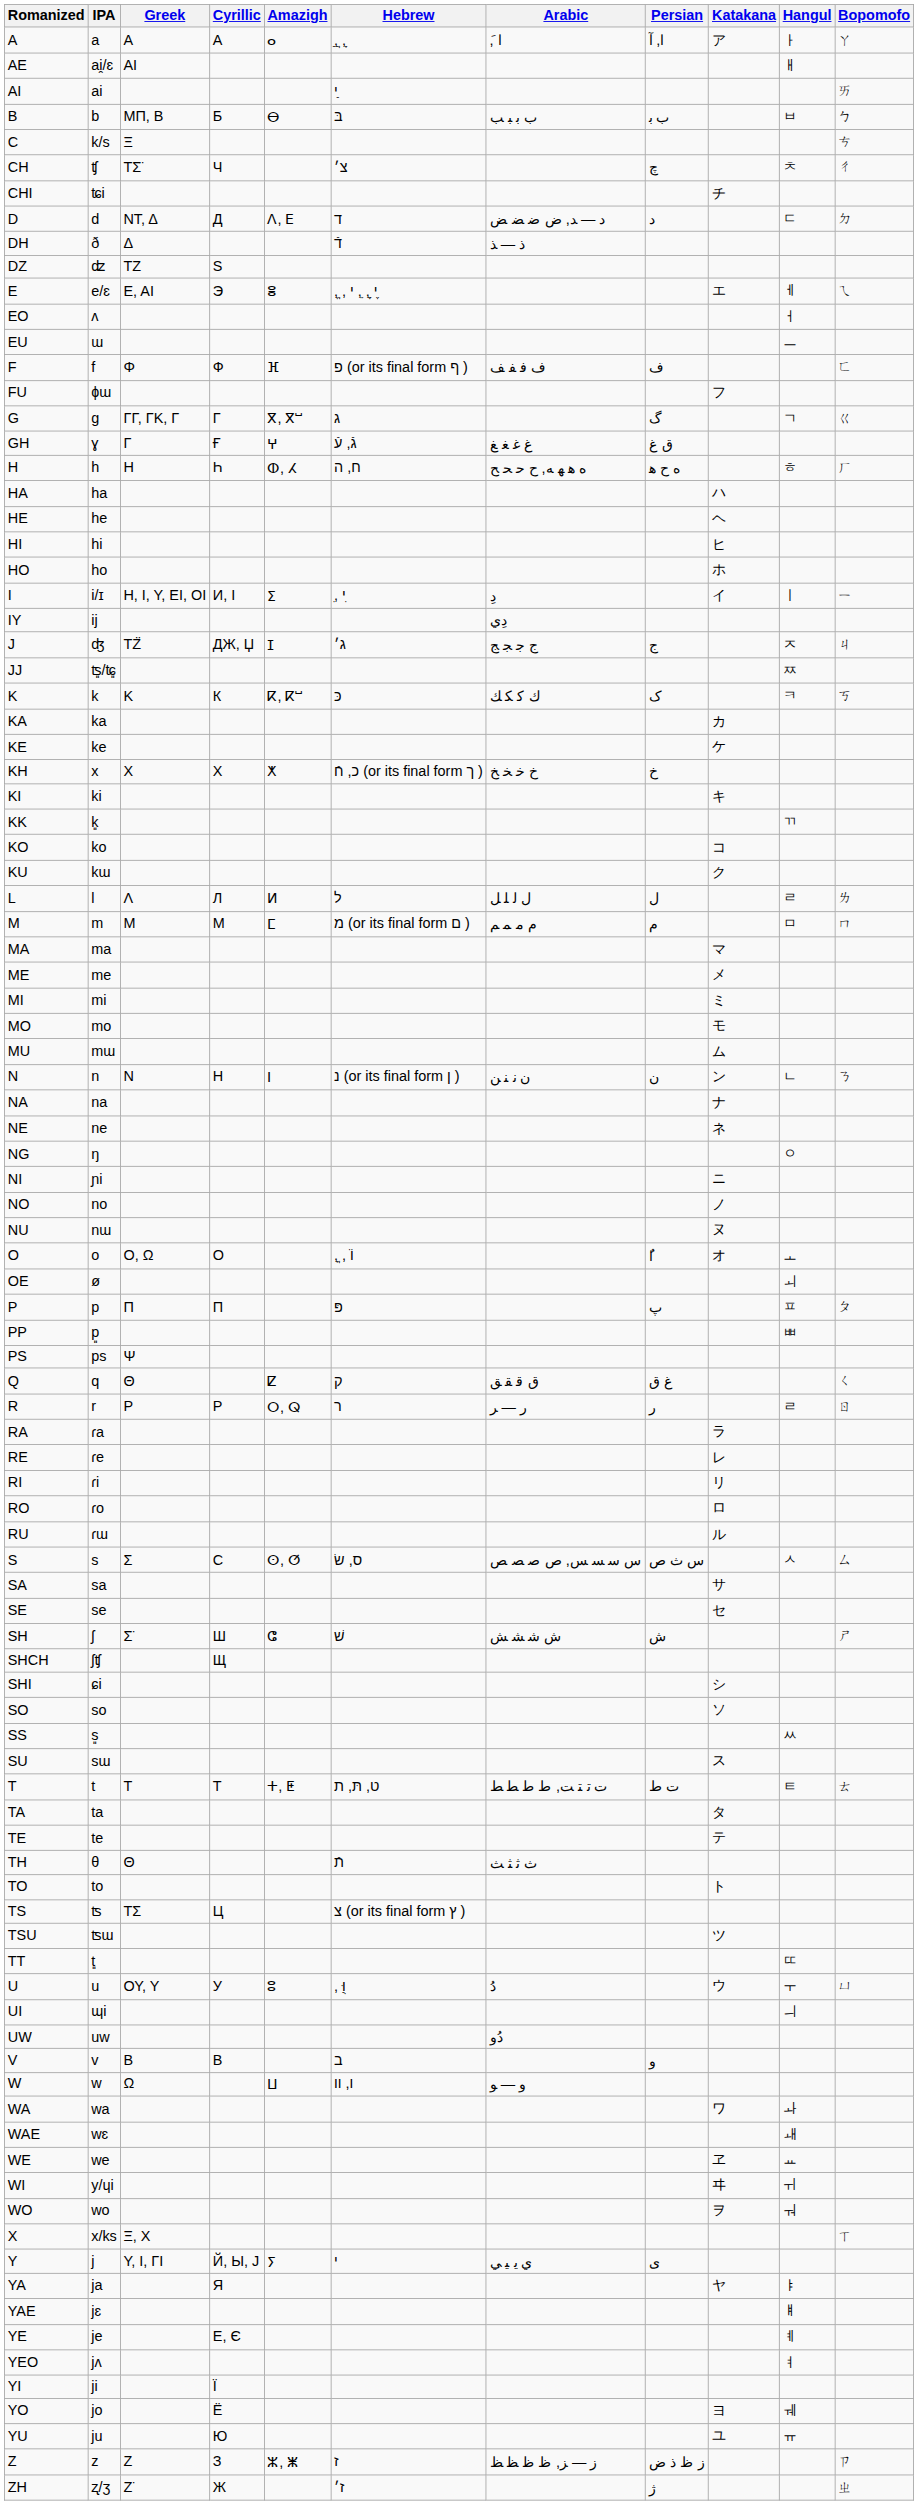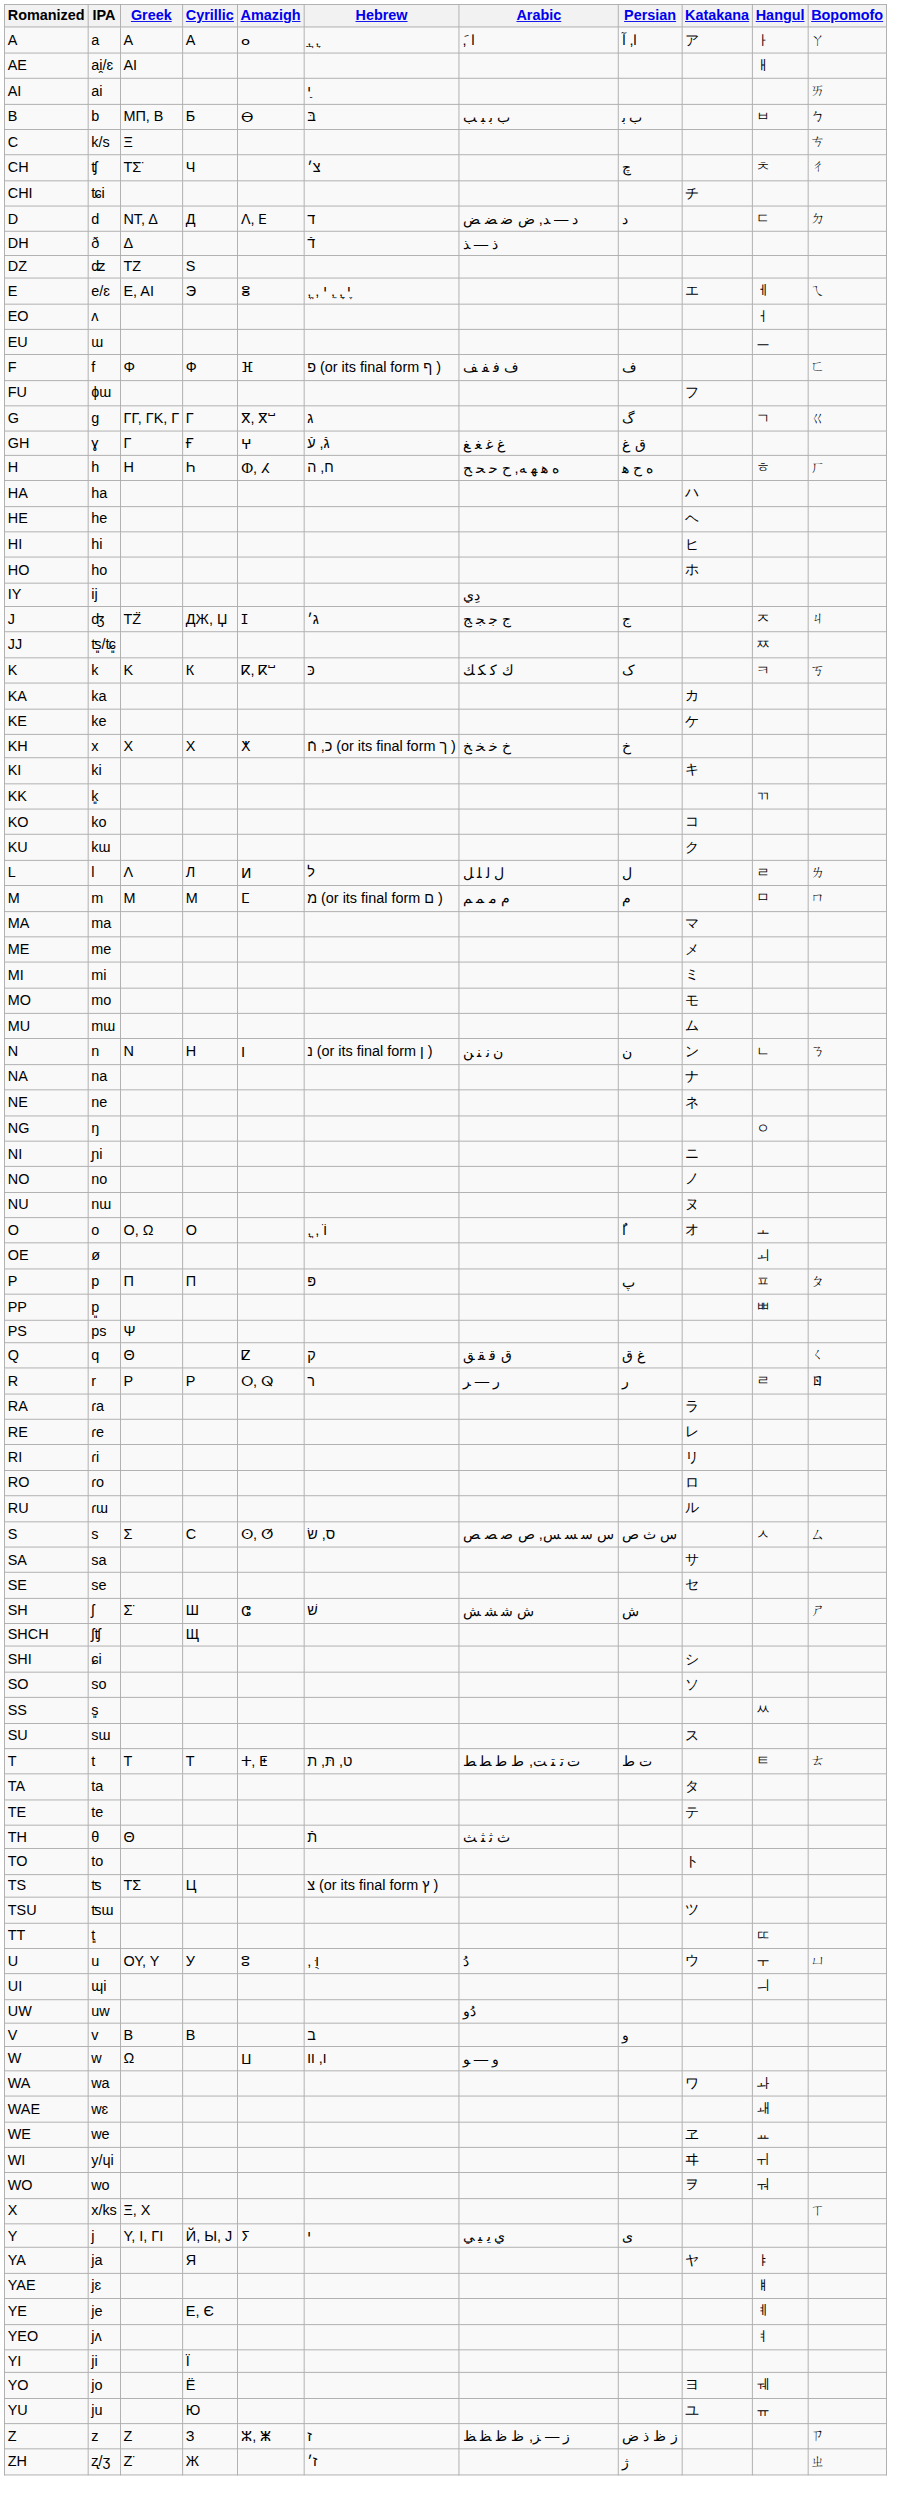- row: (10, 595)
(845, 1406) normal -> (818, 1380) bold
